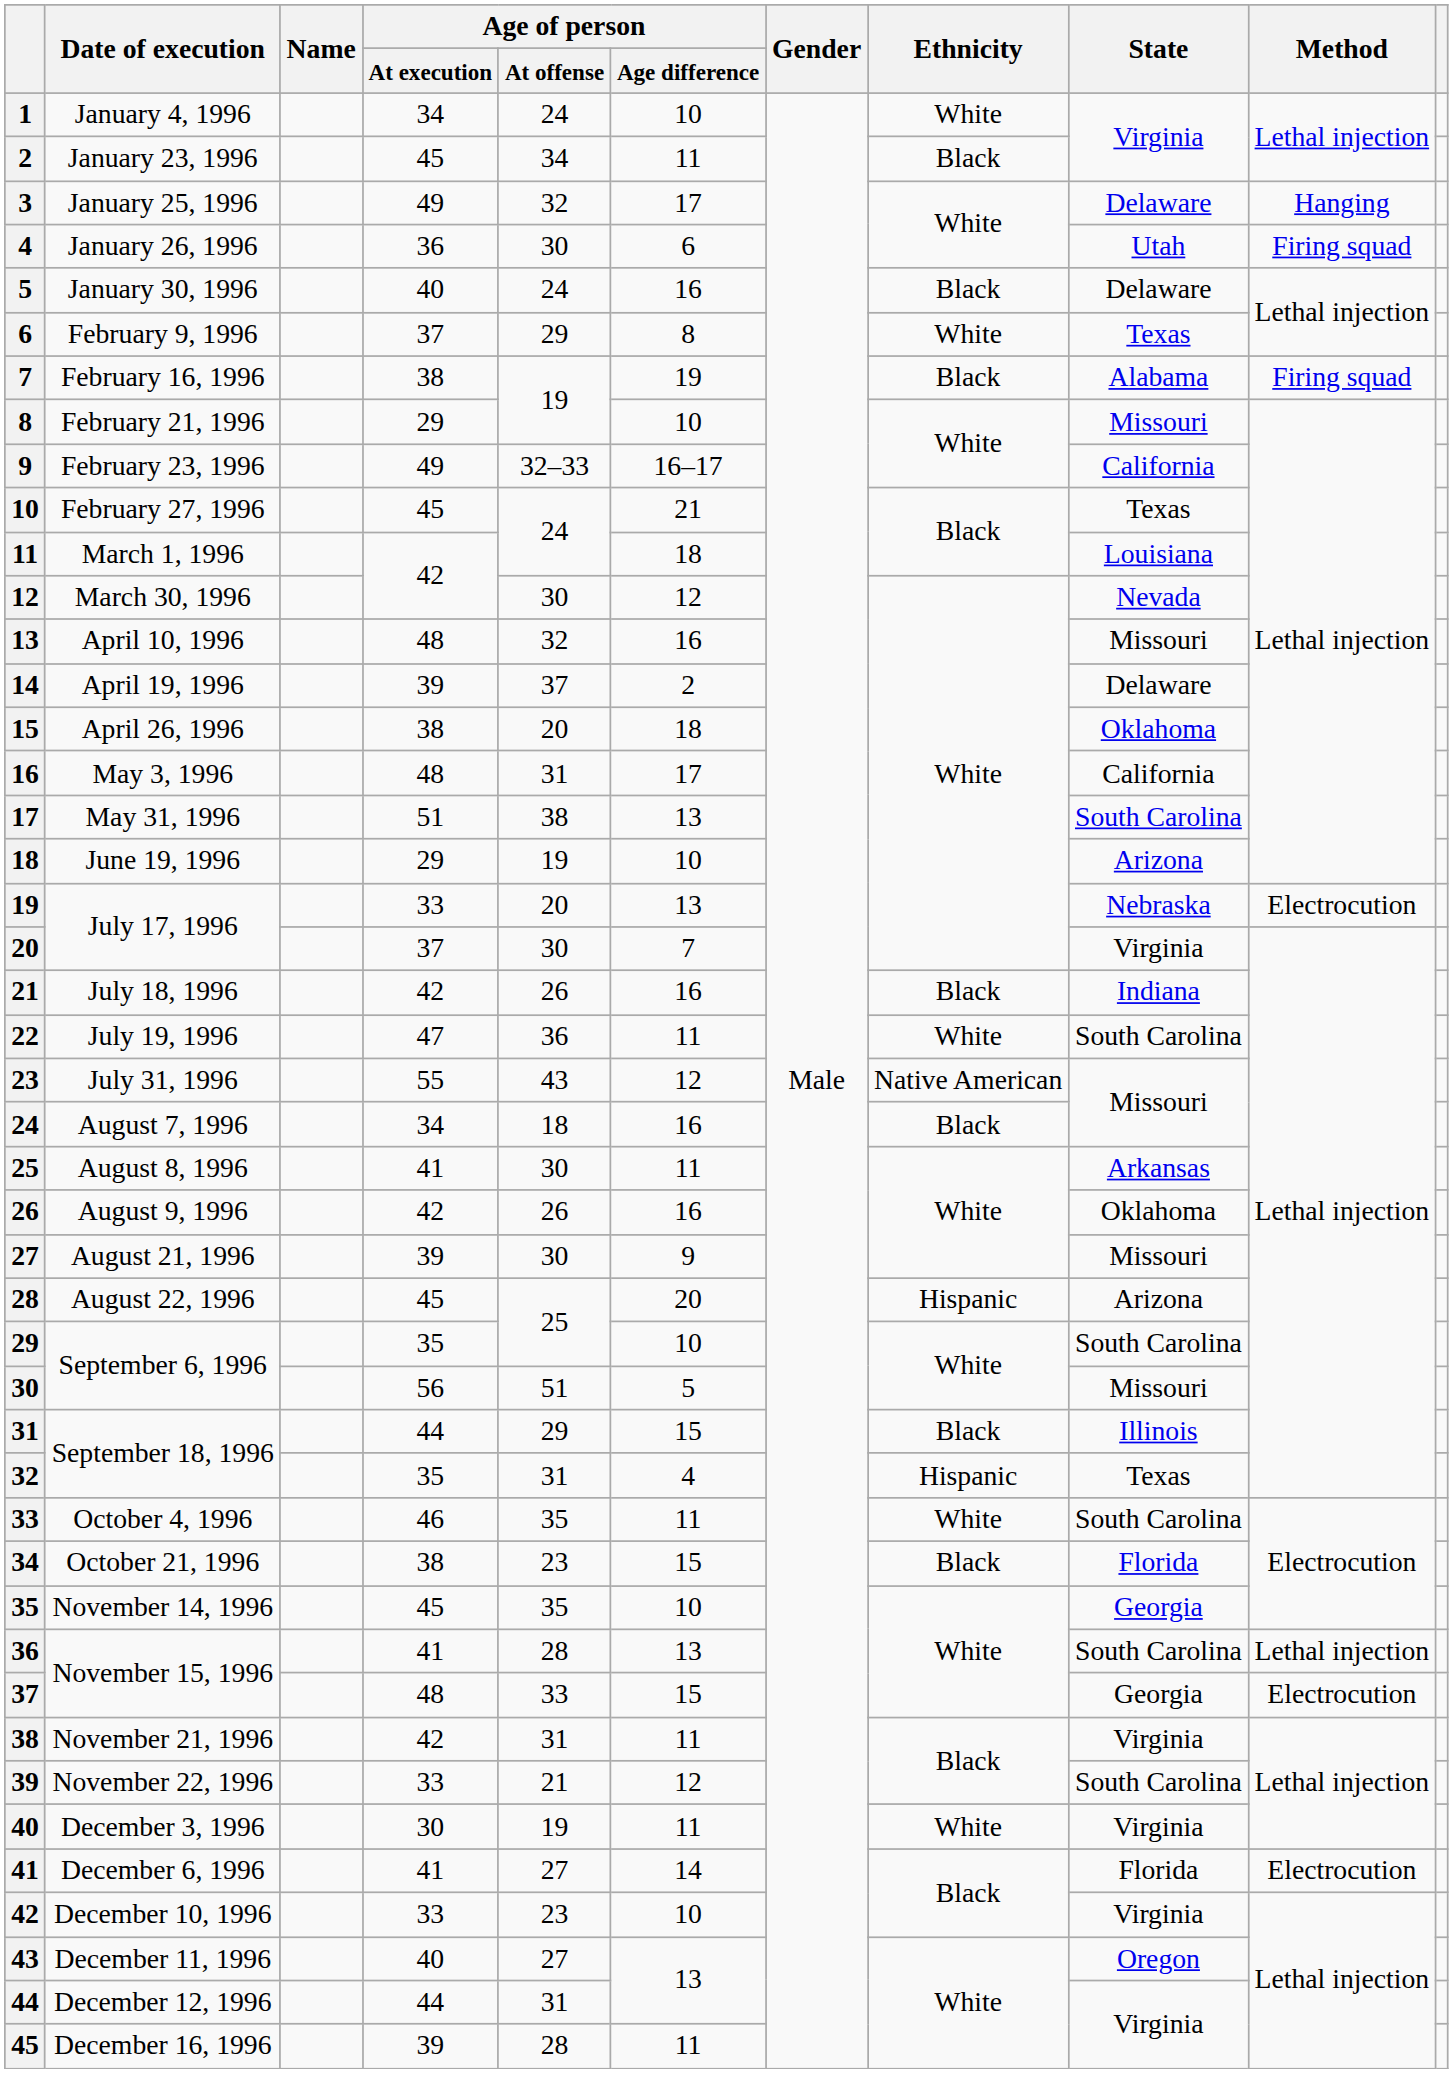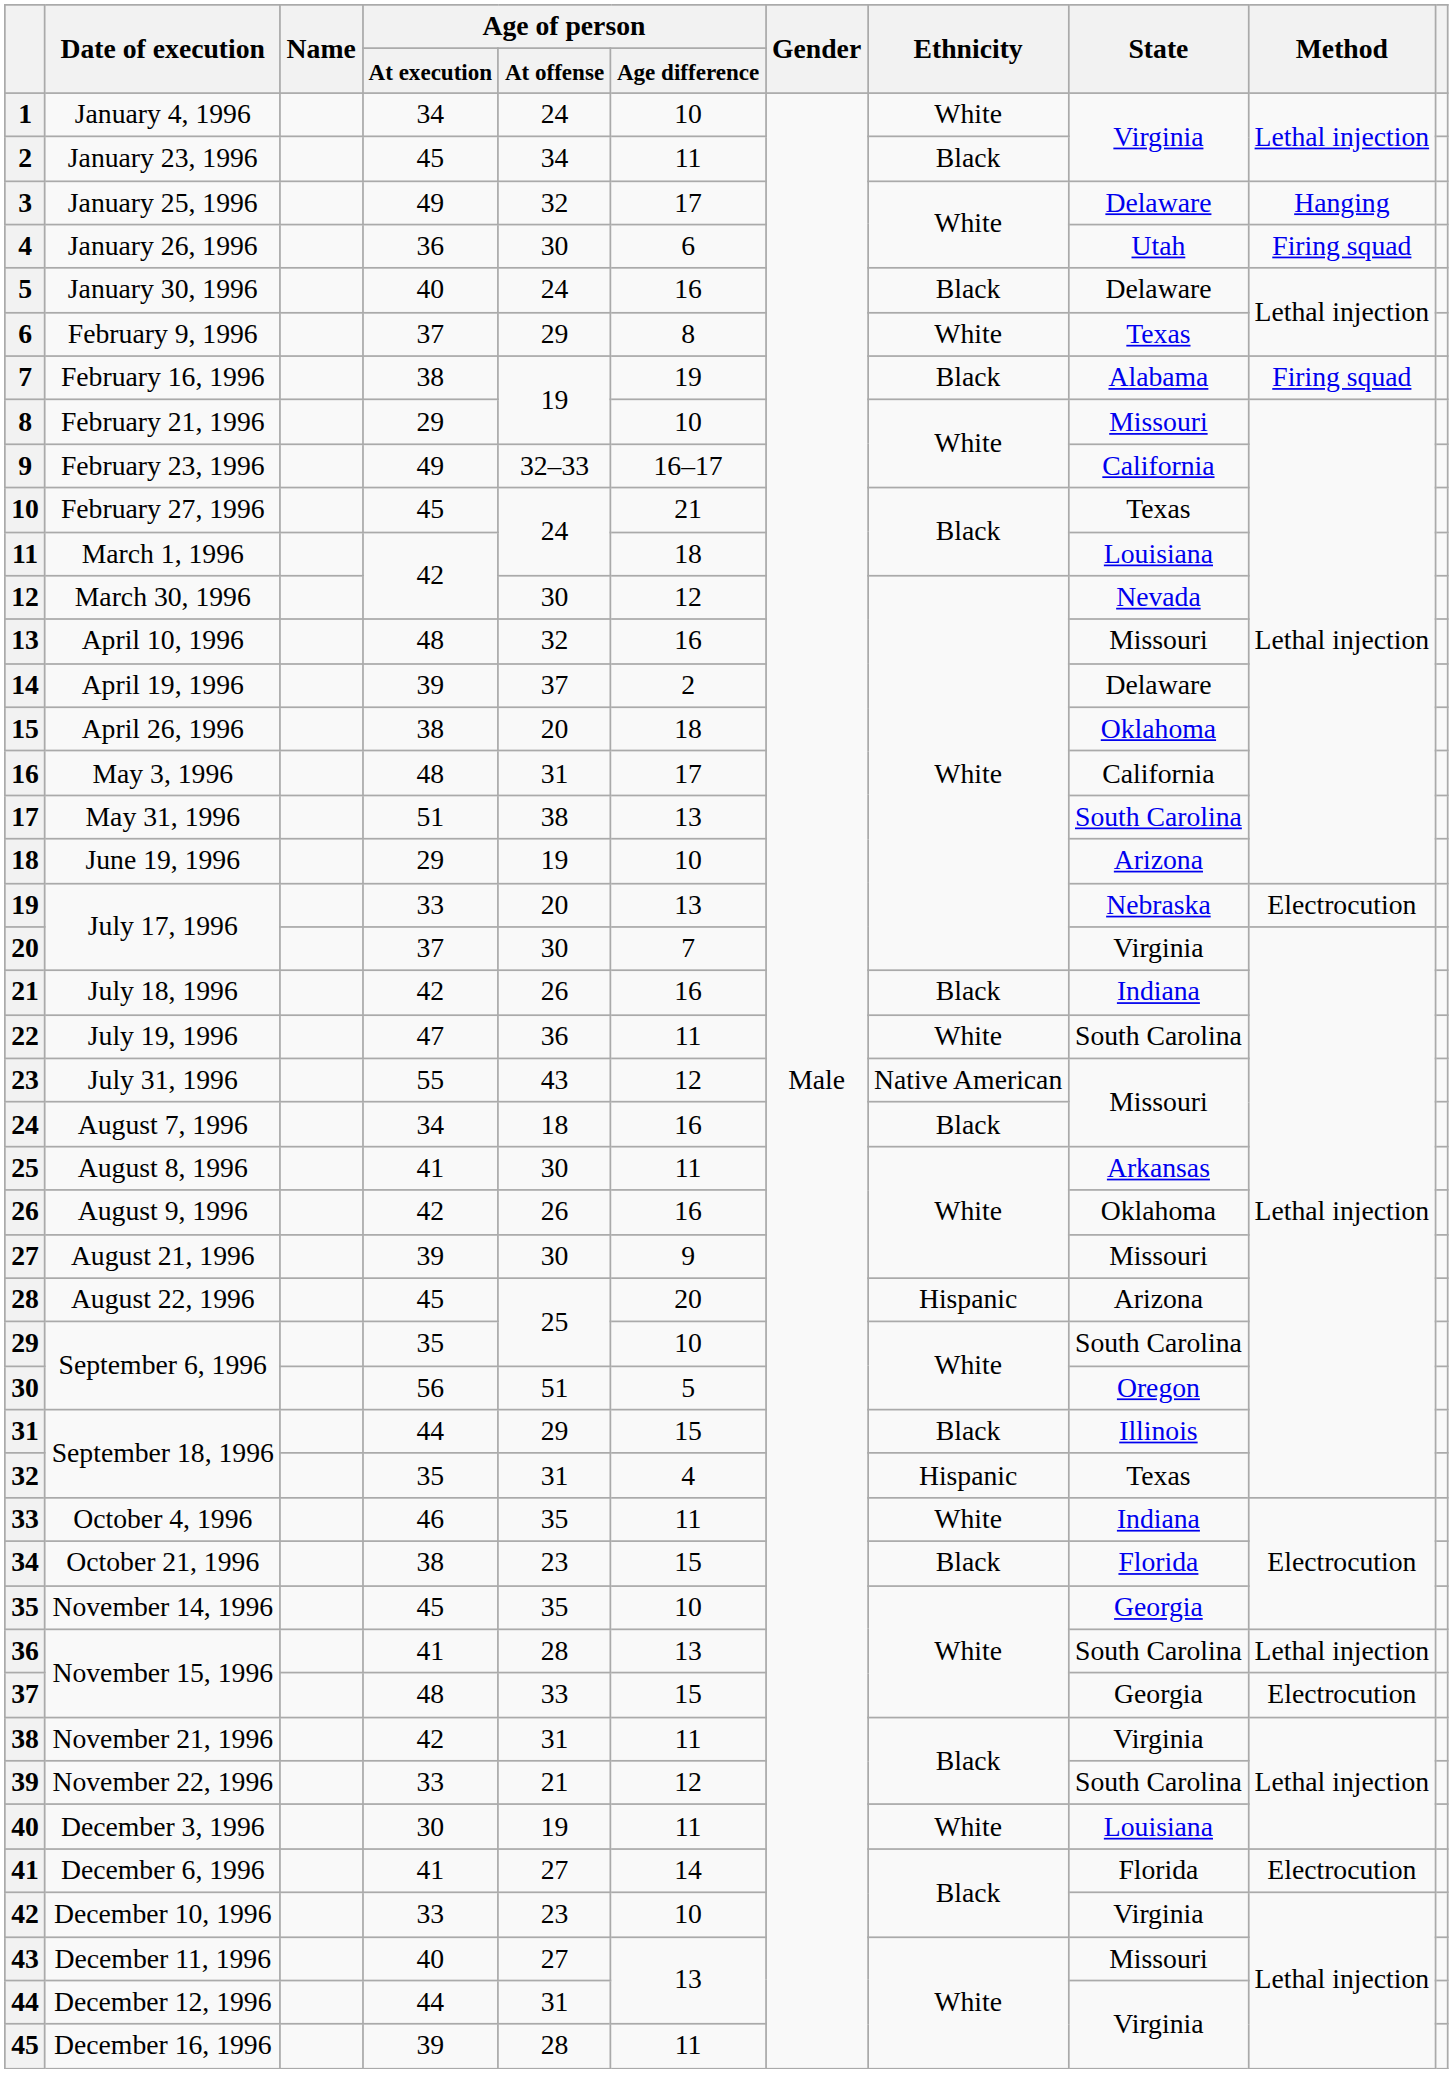(1158, 1387) Missouri -> (1158, 1387) Oregon
(1158, 1519) South Carolina -> (1158, 1519) Indiana
(1158, 1826) Virginia -> (1158, 1826) Louisiana
(1158, 1957) Oregon -> (1158, 1957) Missouri
